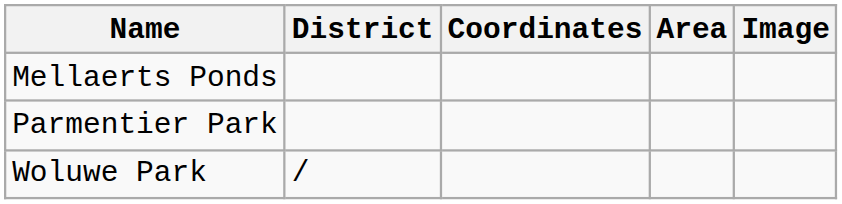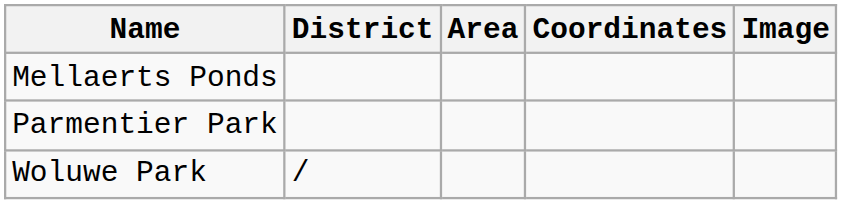columns swapped: (545, 29) <-> (692, 29)
